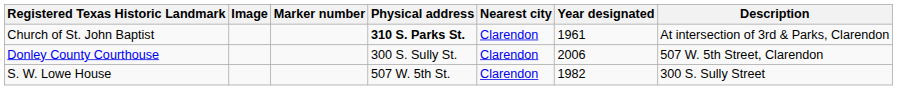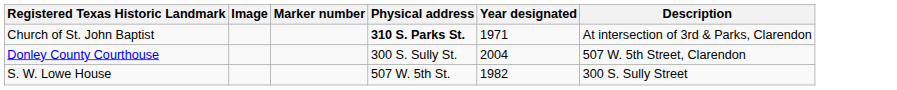- column: (516, 14)
(572, 34) 1961 -> (494, 34) 1971
(572, 54) 2006 -> (494, 54) 2004
